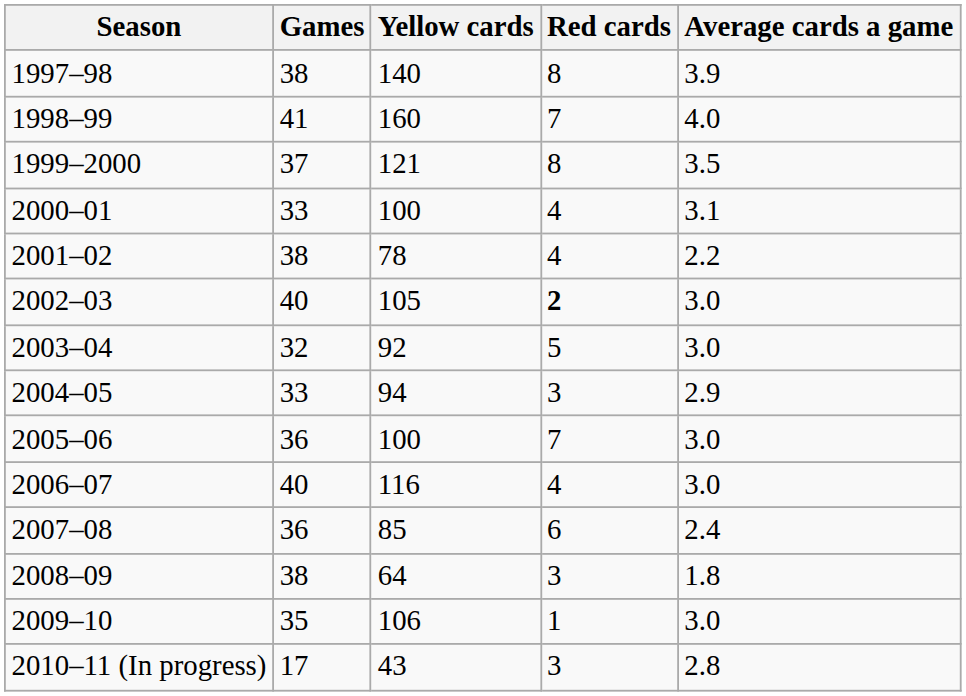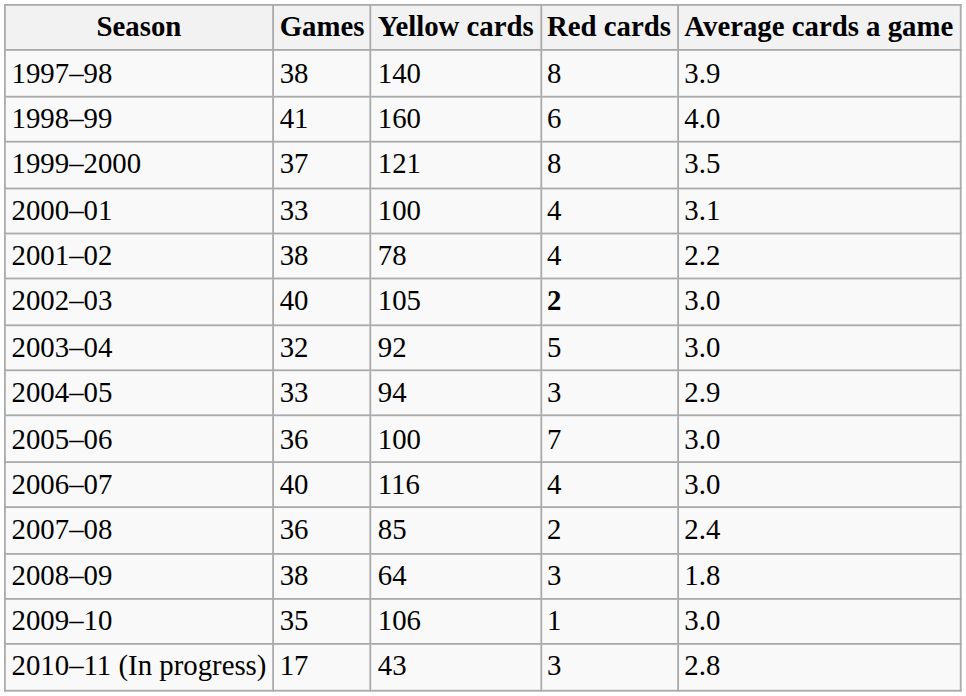(554, 118) 7 -> (554, 118) 6
(554, 529) 6 -> (554, 529) 2
